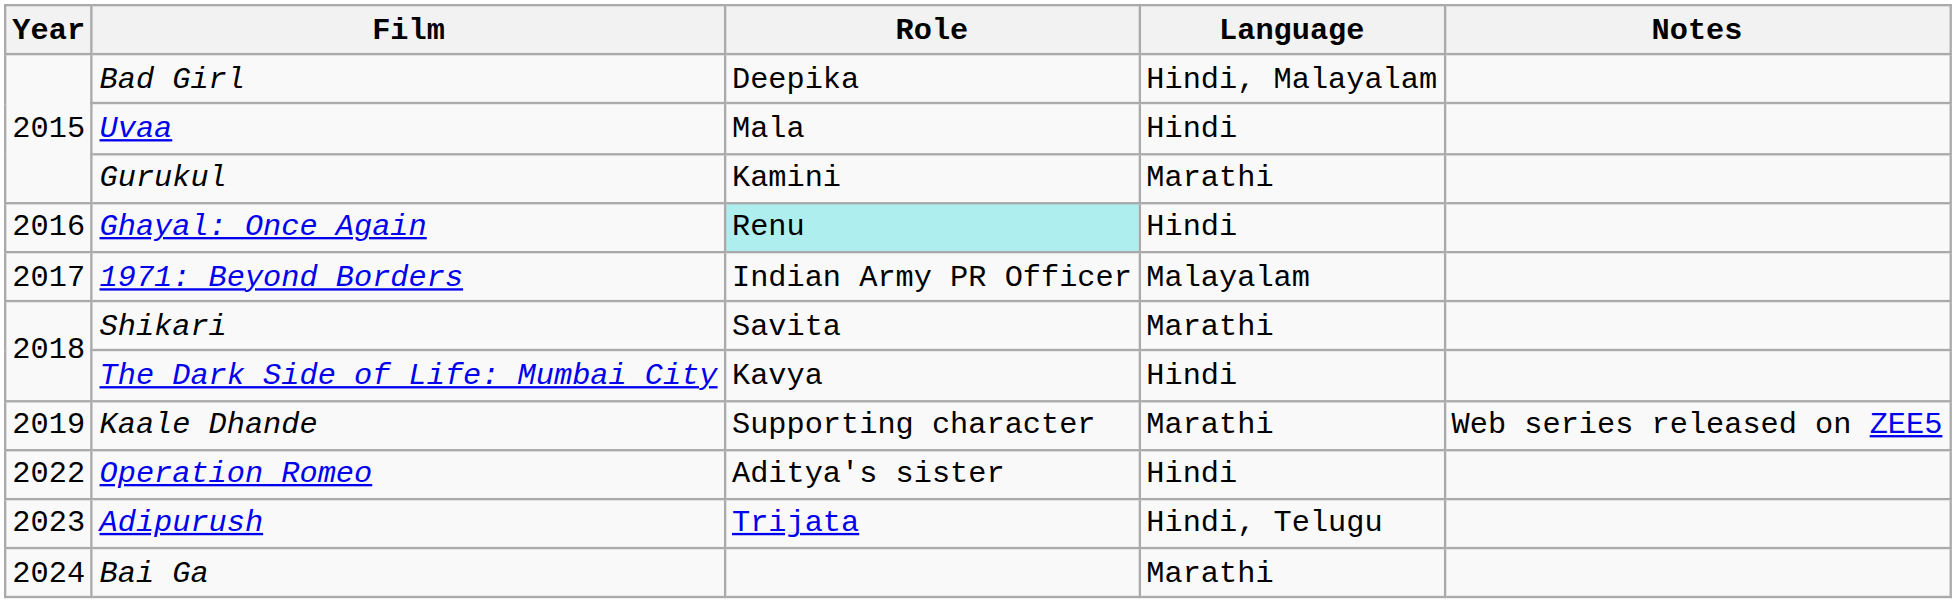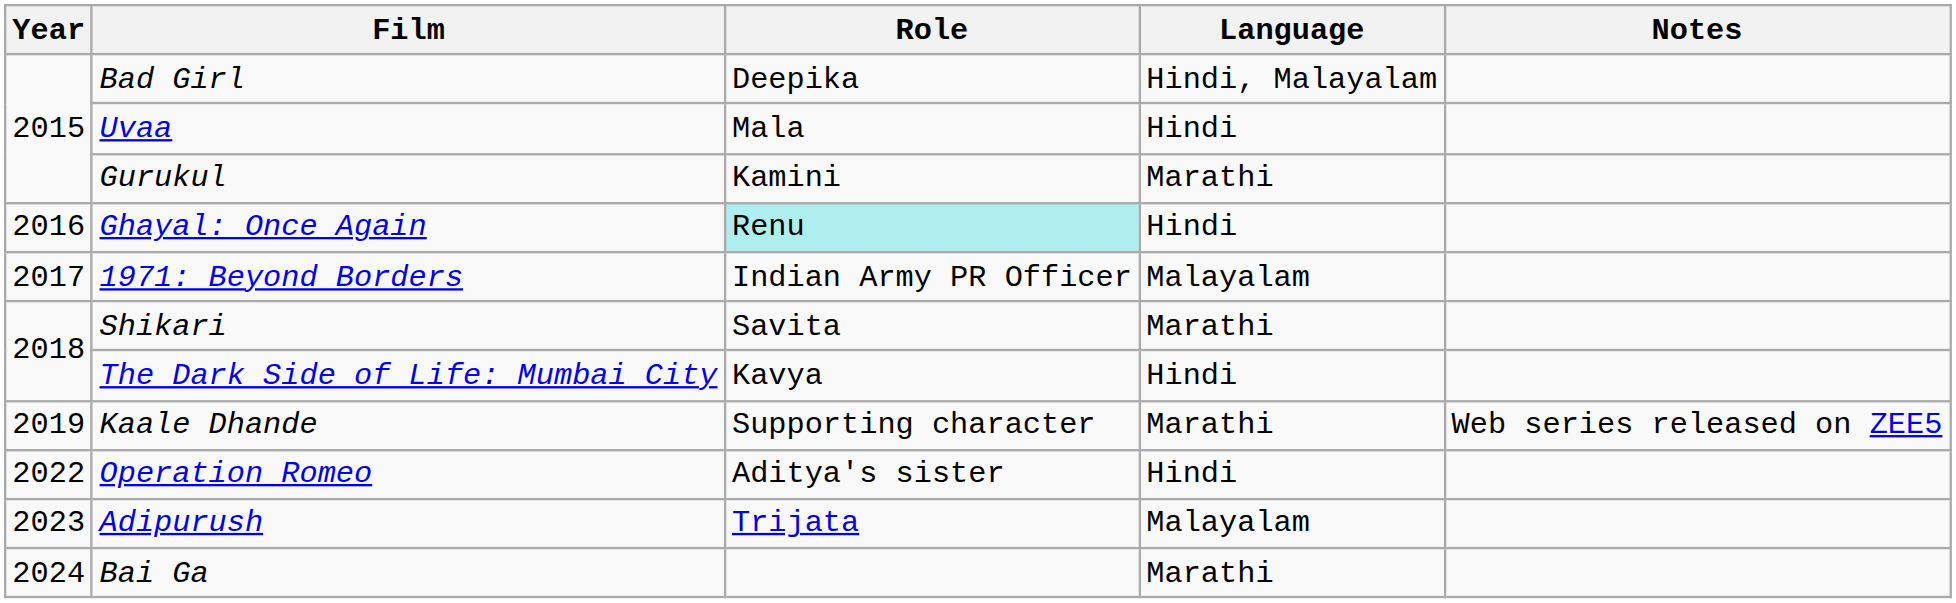(1264, 524) Hindi, Telugu -> (1228, 524) Malayalam
